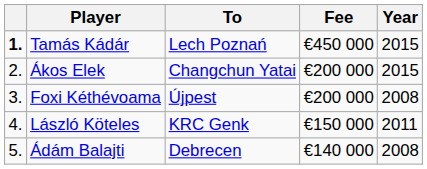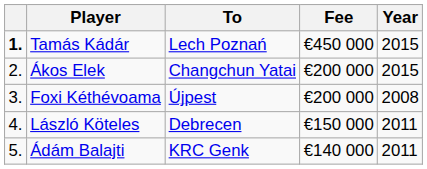(209, 124) KRC Genk -> (205, 124) Debrecen
(205, 151) Debrecen -> (209, 151) KRC Genk
(400, 151) 2008 -> (400, 151) 2011
